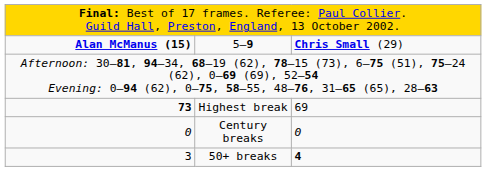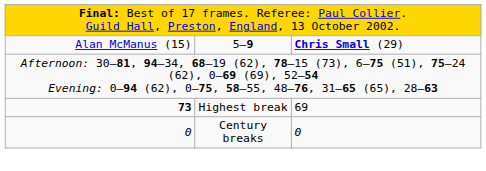(133, 45) bold -> (133, 45) normal
- row: (243, 157)
